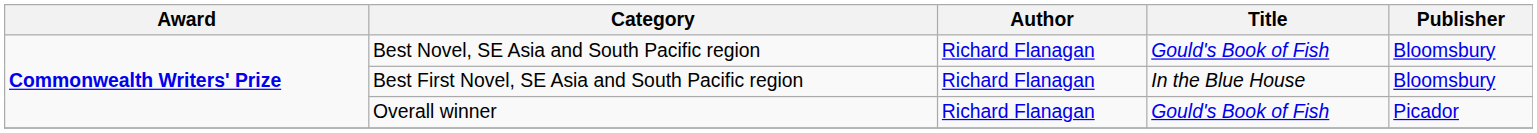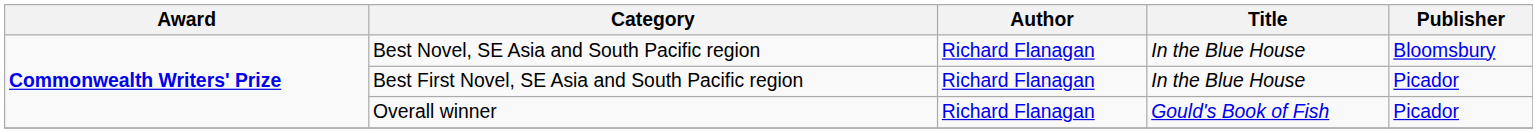(1240, 50) Gould's Book of Fish -> (1228, 50) In the Blue House
(1444, 81) Bloomsbury -> (1426, 81) Picador
